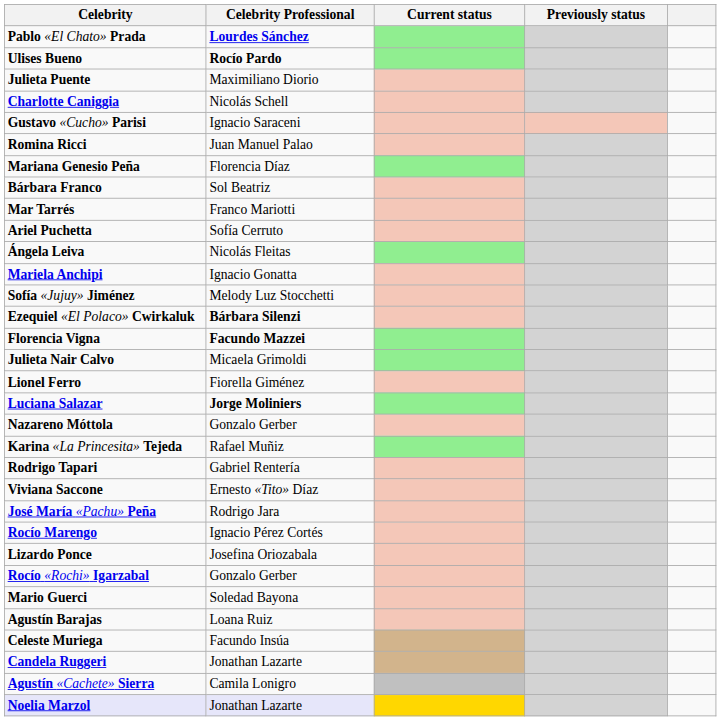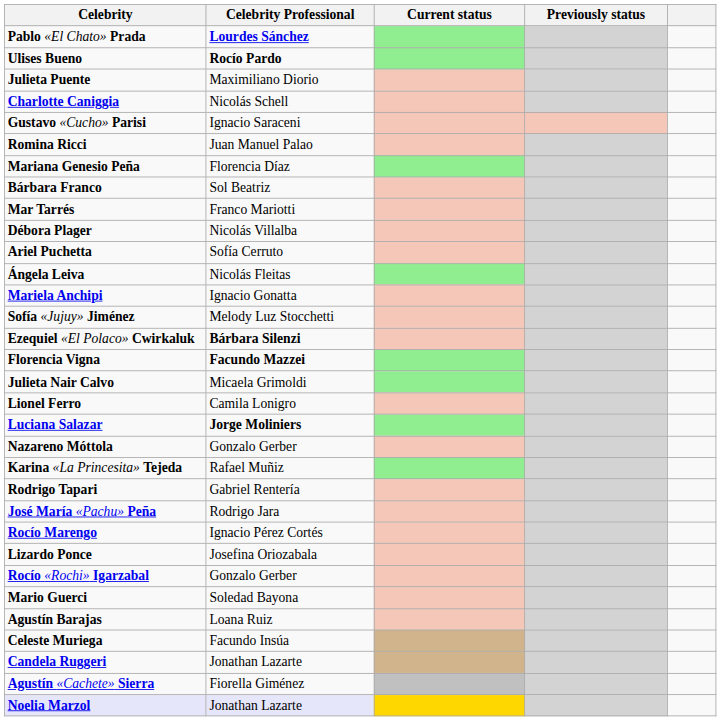+ row: (50, 230)
(257, 381) Fiorella Giménez -> (253, 403) Camila Lonigro
- row: (55, 489)
(253, 683) Camila Lonigro -> (257, 683) Fiorella Giménez
